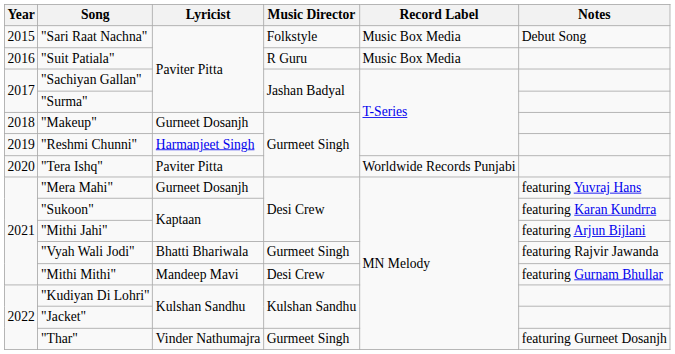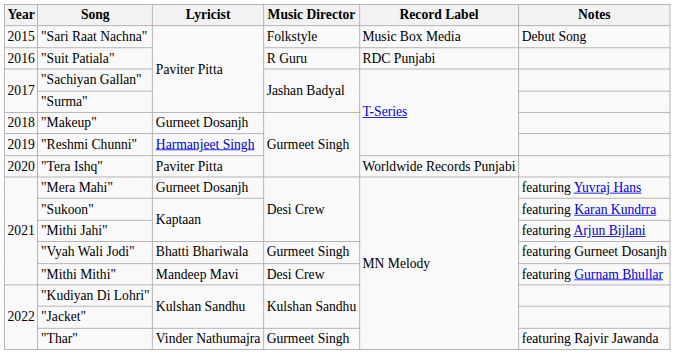(412, 58) Music Box Media -> (399, 58) RDC Punjabi
(590, 252) featuring Rajvir Jawanda -> (594, 252) featuring Gurneet Dosanjh
(594, 338) featuring Gurneet Dosanjh -> (590, 338) featuring Rajvir Jawanda
